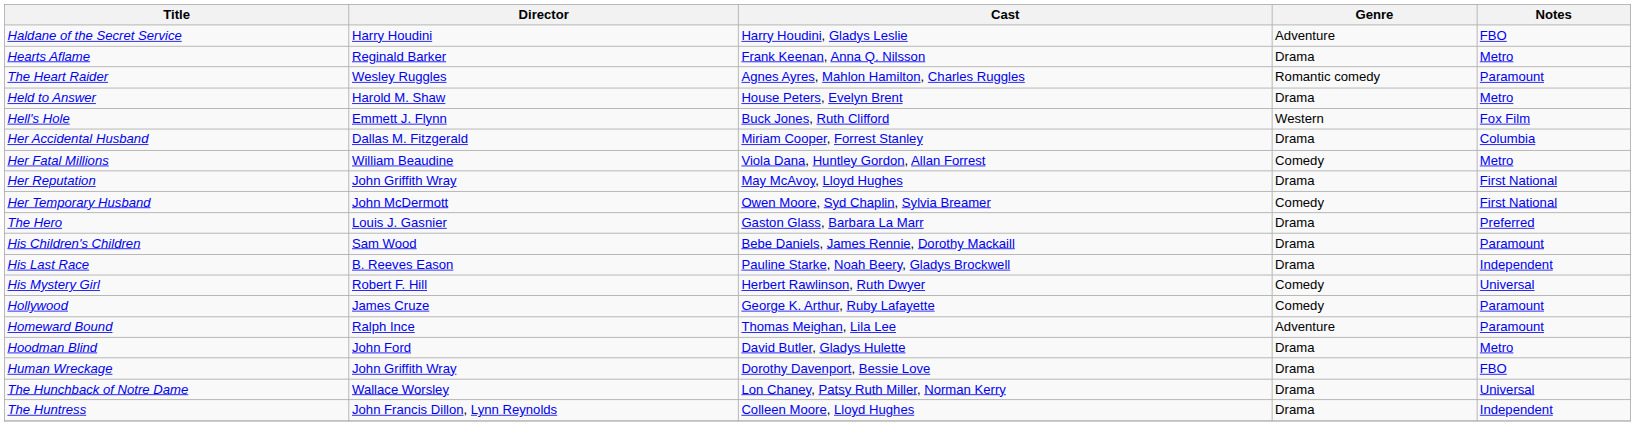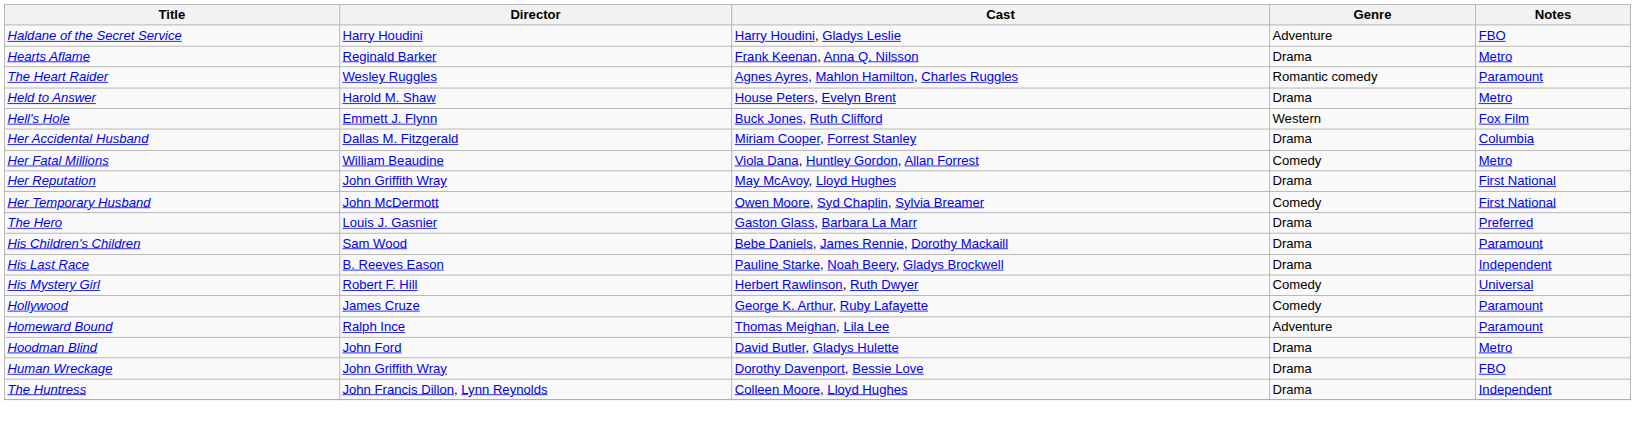- row: (98, 389)
